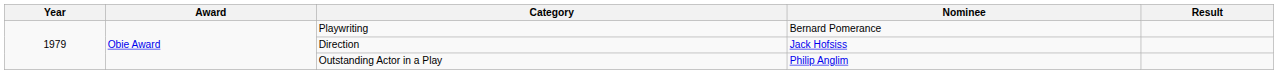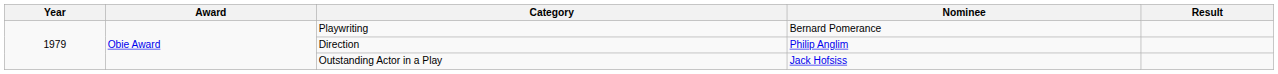(818, 45) Jack Hofsiss -> (819, 45) Philip Anglim
(819, 61) Philip Anglim -> (818, 61) Jack Hofsiss
